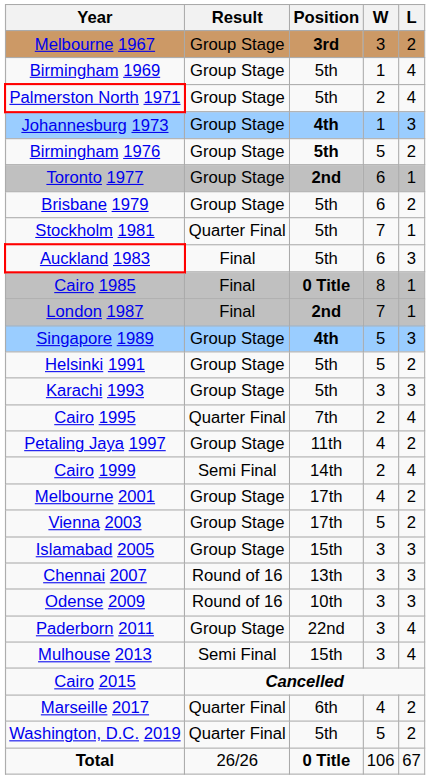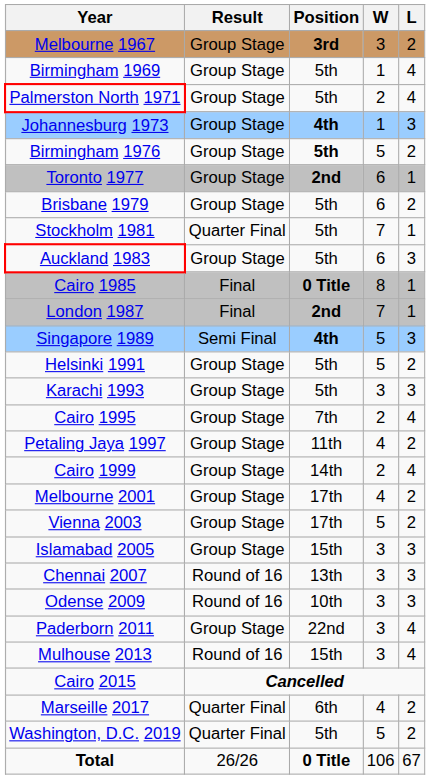(238, 258) Final -> (238, 258) Group Stage
(237, 338) Group Stage -> (237, 338) Semi Final
(237, 417) Quarter Final -> (237, 417) Group Stage
(237, 470) Semi Final -> (237, 470) Group Stage
(237, 655) Semi Final -> (237, 655) Round of 16
